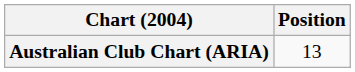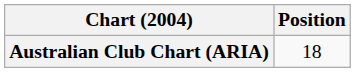(312, 51) 13 -> (312, 51) 18
